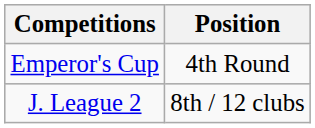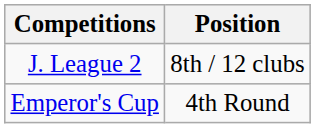rows swapped: (85, 102) <-> (85, 63)
